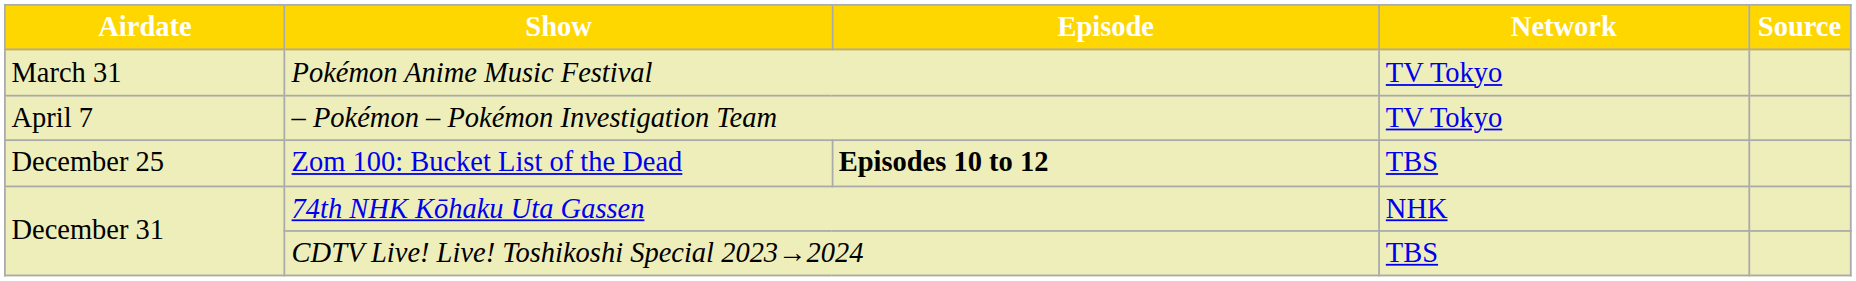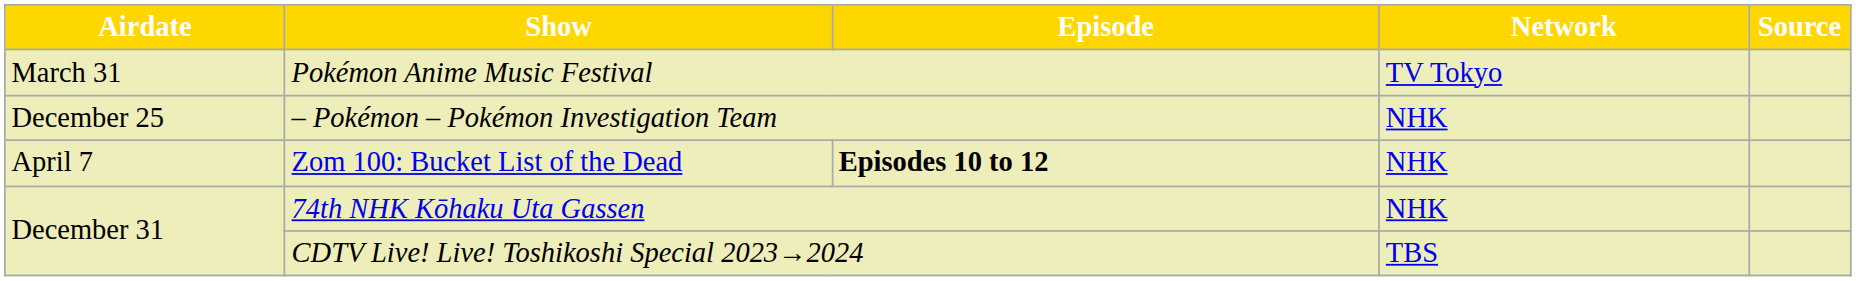(52, 117) April 7 -> (88, 117) December 25
(1444, 117) TV Tokyo -> (1417, 117) NHK
(88, 162) December 25 -> (52, 162) April 7
(1412, 162) TBS -> (1417, 162) NHK
